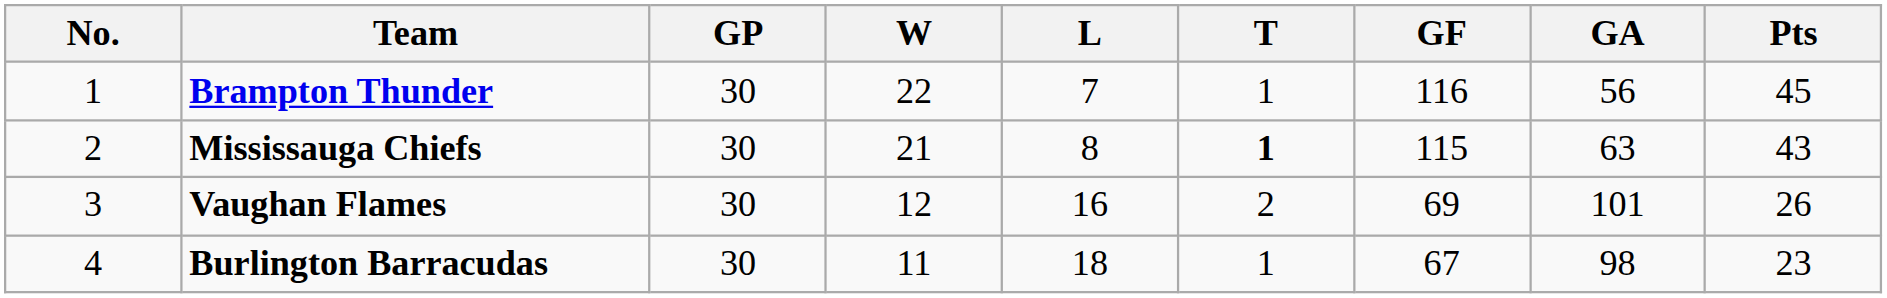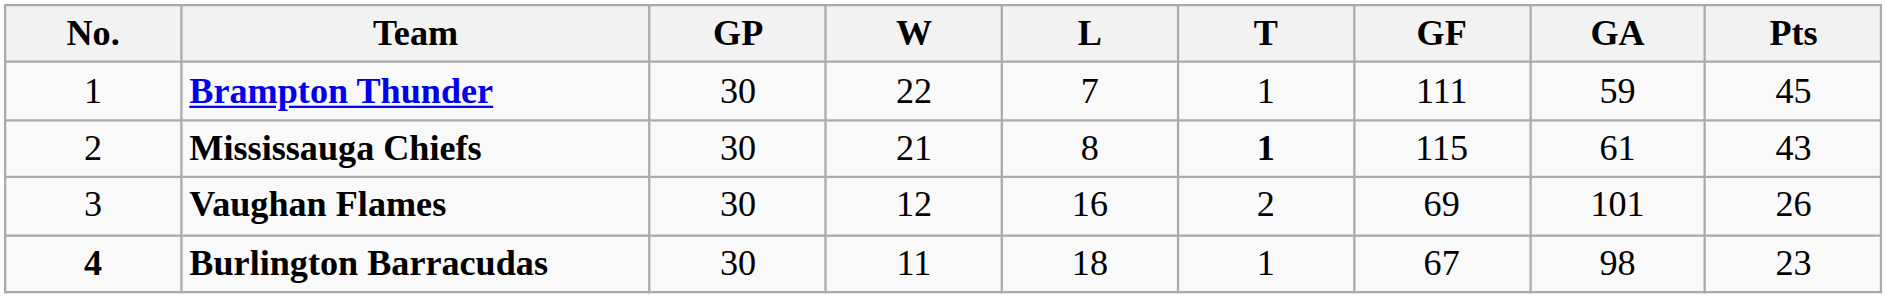(1442, 90) 116 -> (1442, 90) 111
(1618, 90) 56 -> (1618, 90) 59
(1618, 147) 63 -> (1618, 147) 61
(93, 262) normal -> (93, 262) bold
